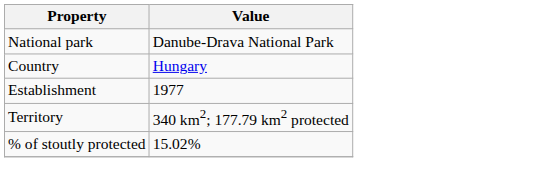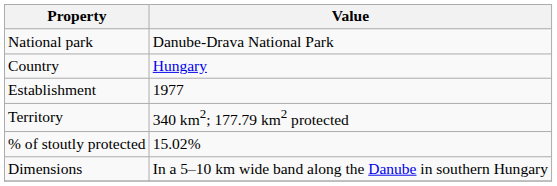+ row: (45, 168)
